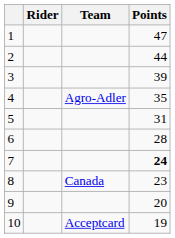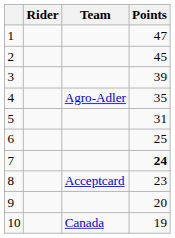(160, 56) 44 -> (160, 56) 45
(160, 139) 28 -> (160, 139) 25
(84, 181) Canada -> (95, 181) Acceptcard
(95, 222) Acceptcard -> (84, 222) Canada
